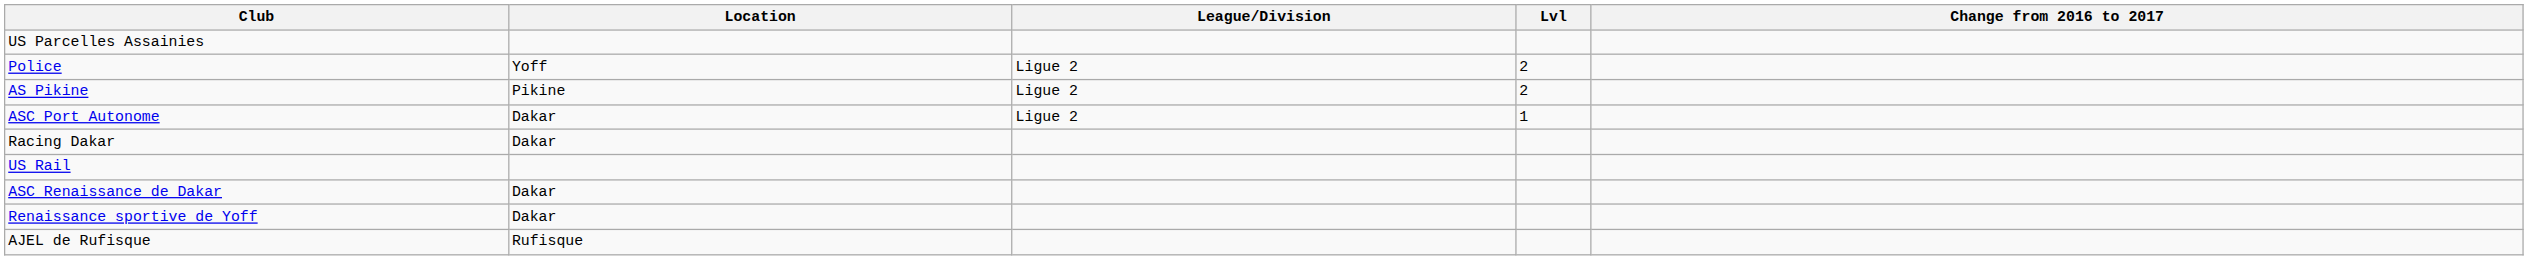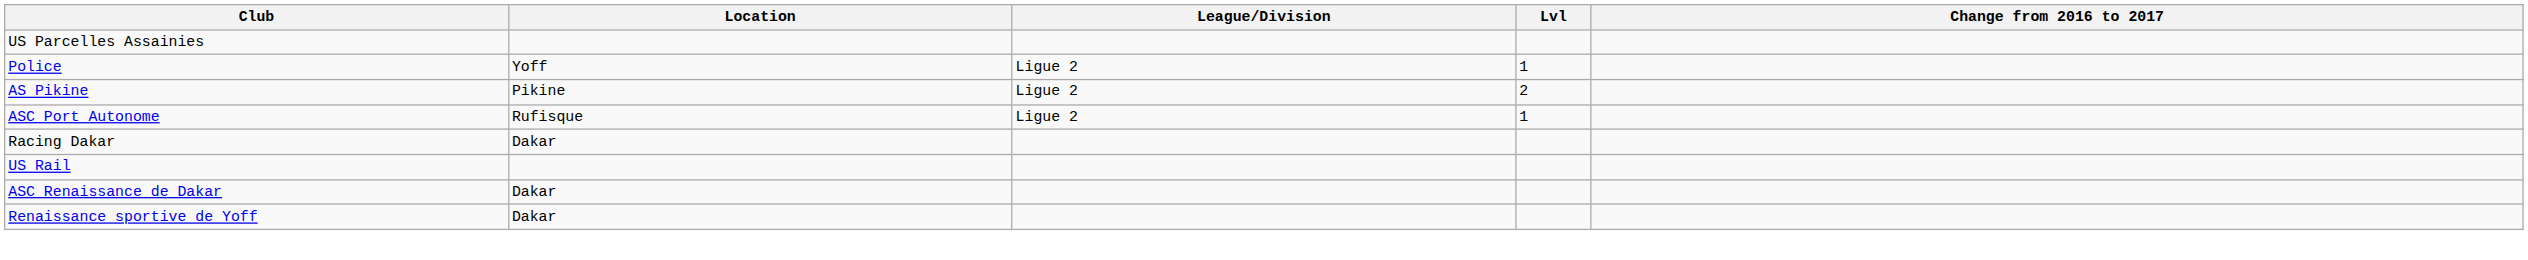(1524, 67) 2 -> (1524, 67) 1
(534, 117) Dakar -> (548, 117) Rufisque
- row: (79, 241)
